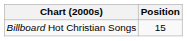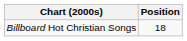(160, 28) 15 -> (160, 28) 18
